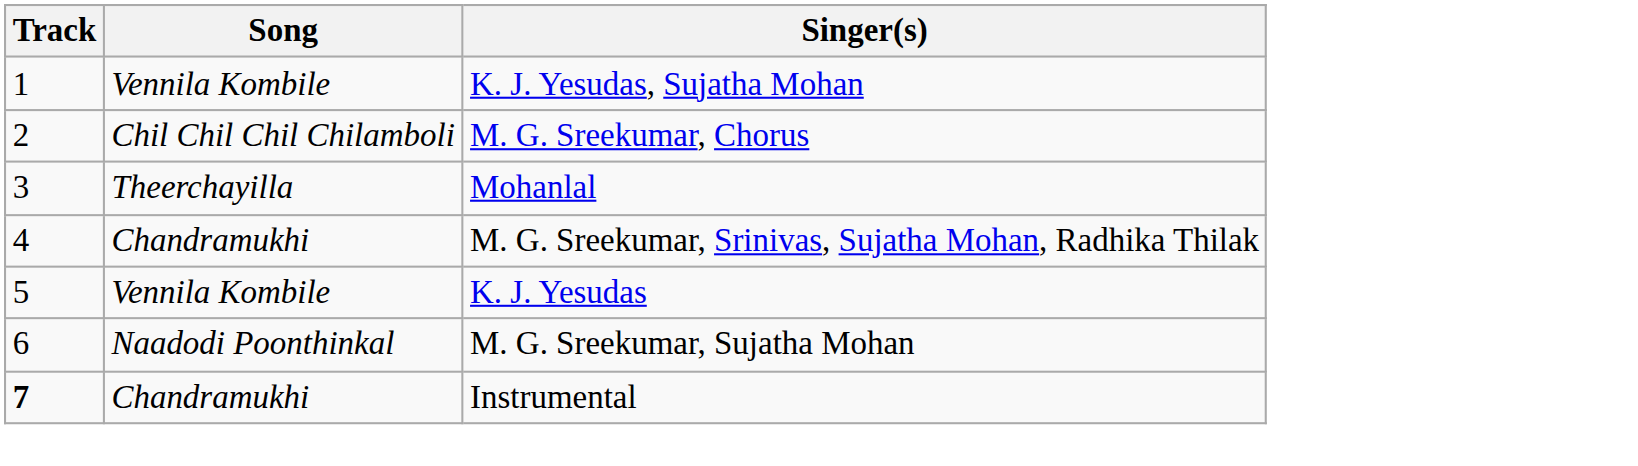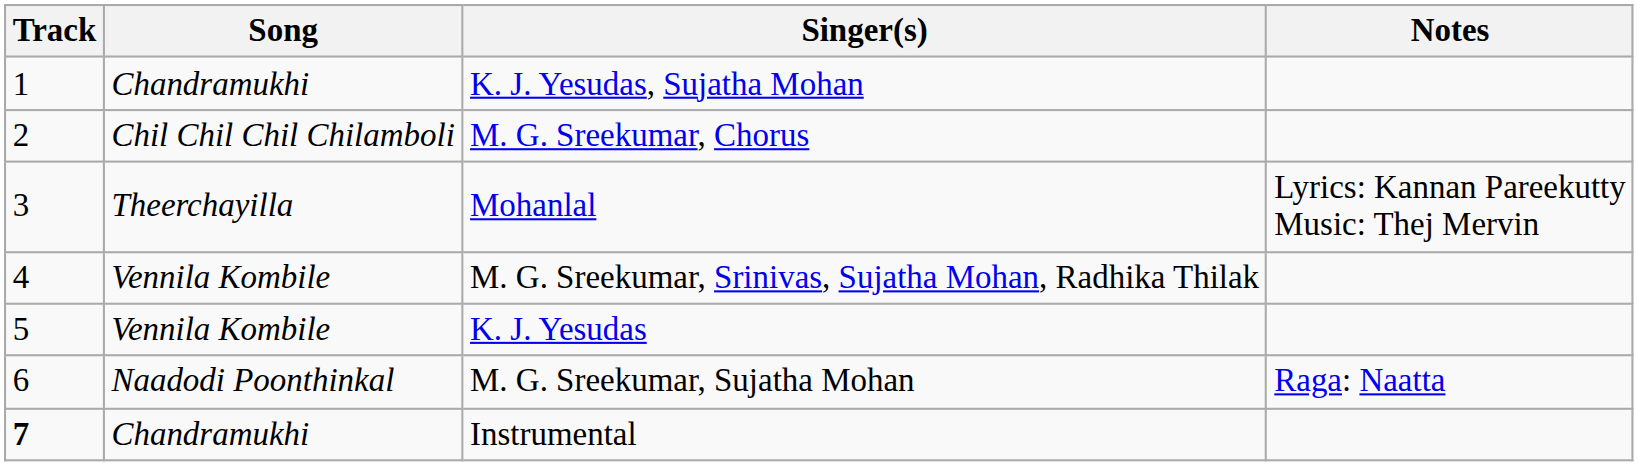+ column: (1450, 30)
(221, 82) Vennila Kombile -> (210, 82) Chandramukhi
(210, 239) Chandramukhi -> (221, 276) Vennila Kombile
